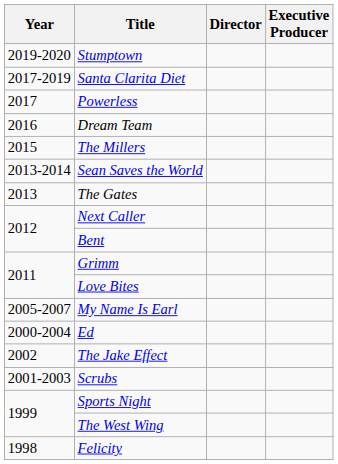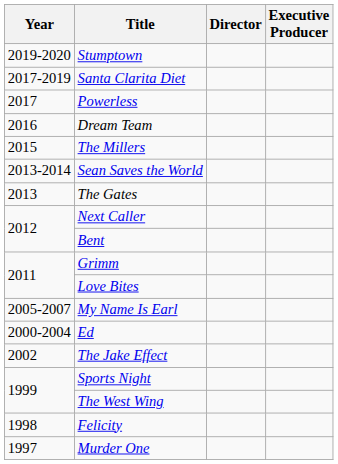- row: (97, 378)
+ row: (114, 448)
